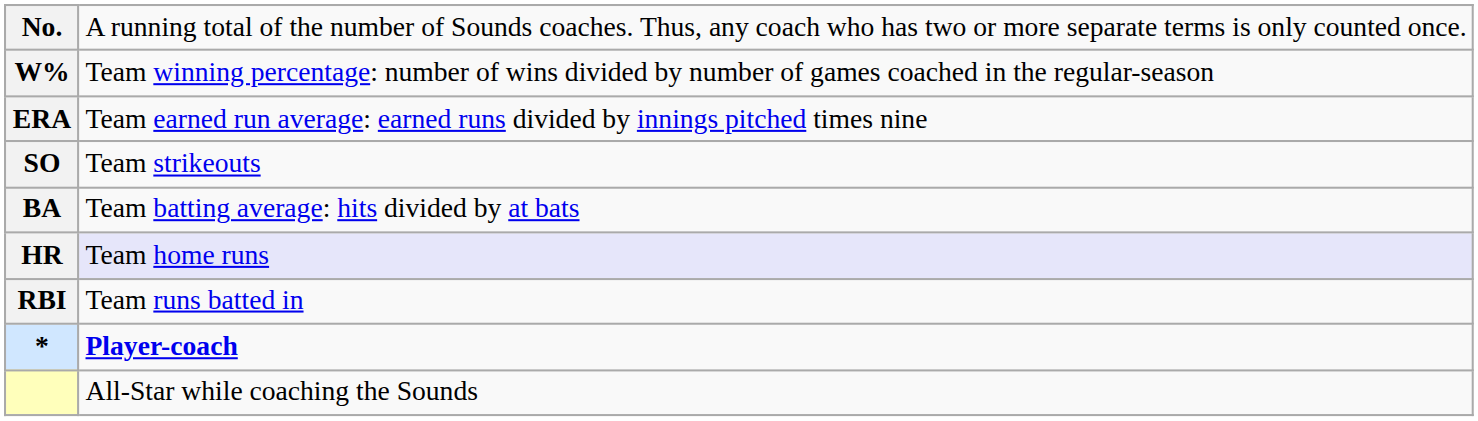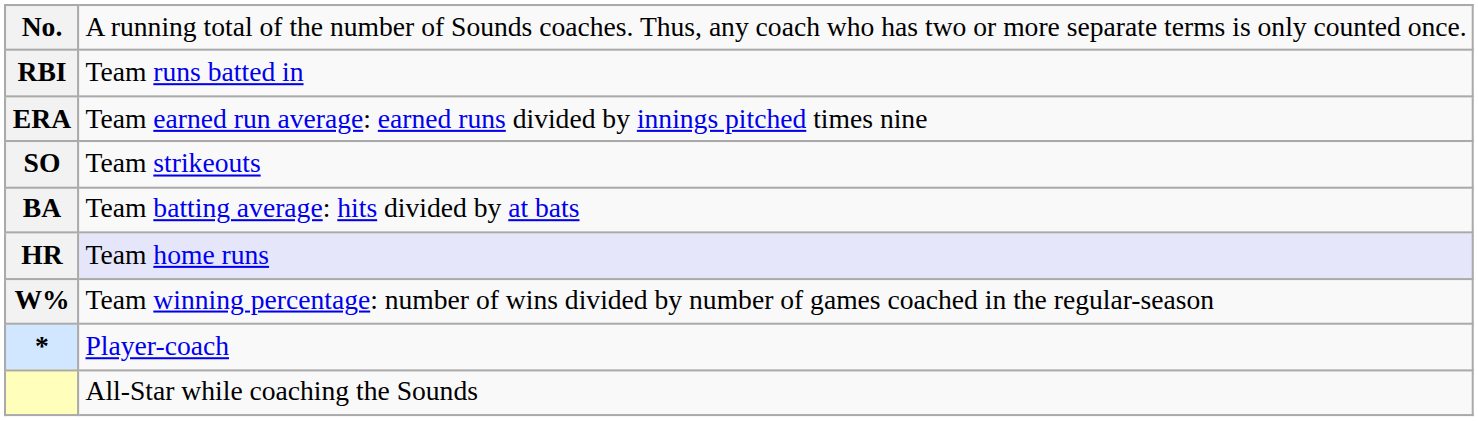rows swapped: (42, 72) <-> (42, 300)
(162, 345) bold -> (157, 345) normal
